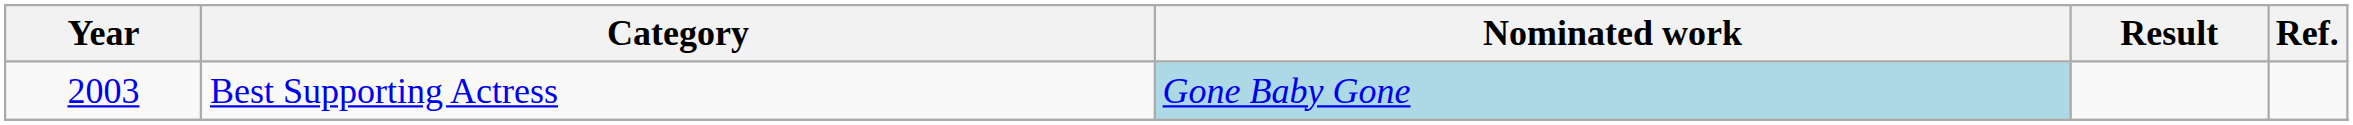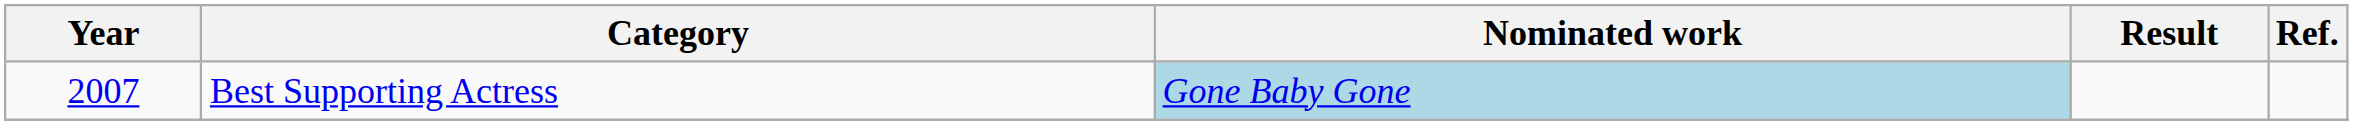(103, 90) 2003 -> (103, 90) 2007
